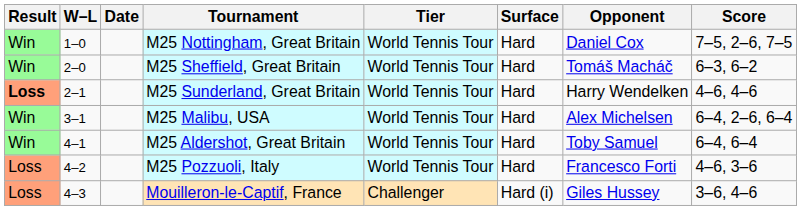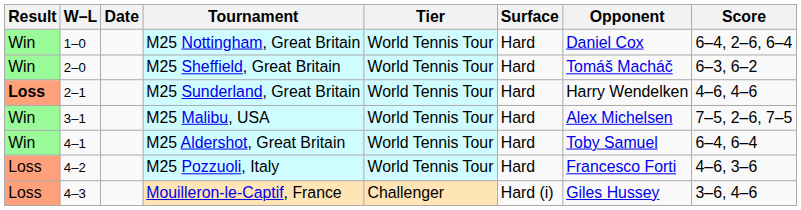(744, 42) 7–5, 2–6, 7–5 -> (744, 42) 6–4, 2–6, 6–4
(744, 117) 6–4, 2–6, 6–4 -> (744, 117) 7–5, 2–6, 7–5
